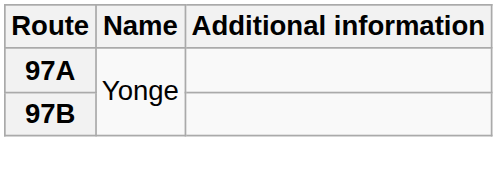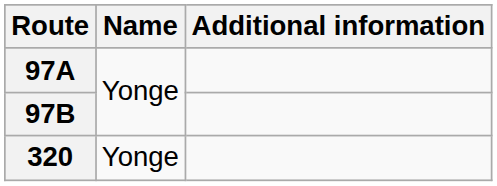+ row: (50, 157)
